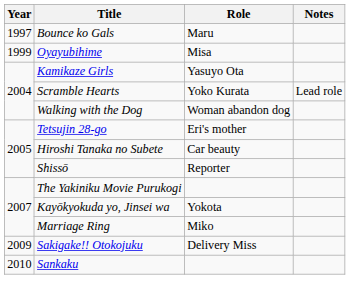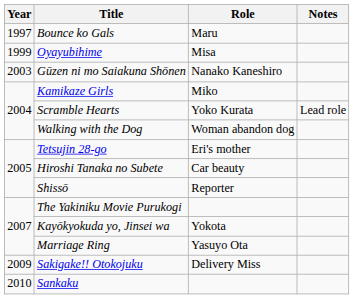+ row: (111, 71)
(215, 71) Yasuyo Ota -> (204, 91) Miko
(200, 226) Miko -> (220, 245) Yasuyo Ota
